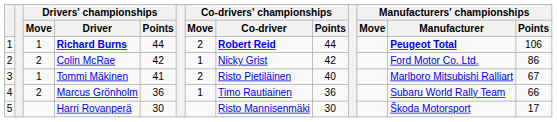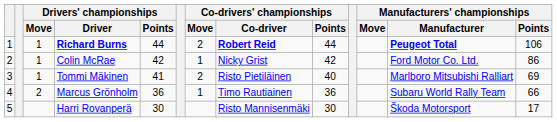(39, 60) 2 -> (39, 60) 1
(534, 76) 67 -> (534, 76) 69
